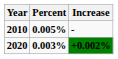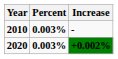(49, 29) 0.005% -> (49, 29) 0.003%
